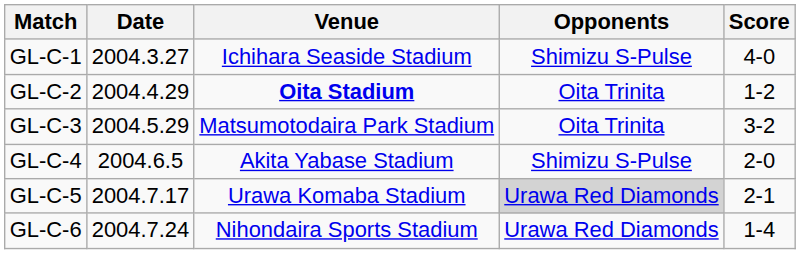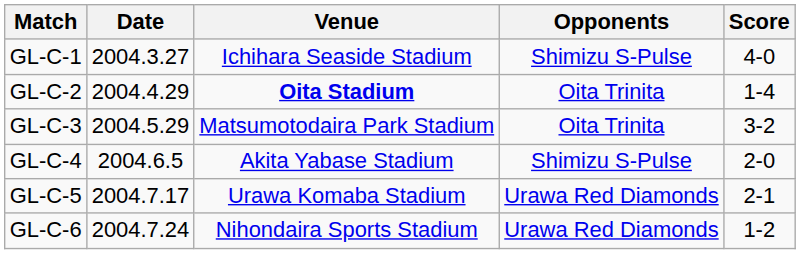(759, 91) 1-2 -> (759, 91) 1-4
(611, 195) lightgrey background -> (611, 195) no background
(759, 230) 1-4 -> (759, 230) 1-2
